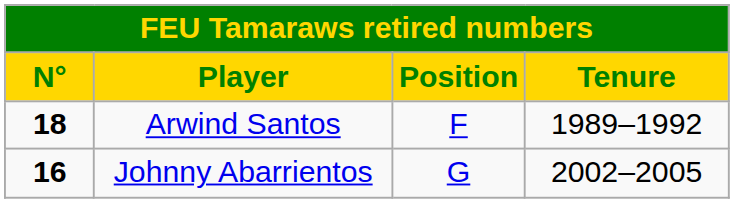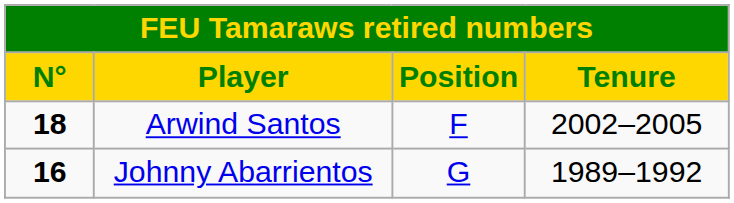(627, 124) 1989–1992 -> (627, 124) 2002–2005
(627, 172) 2002–2005 -> (627, 172) 1989–1992
